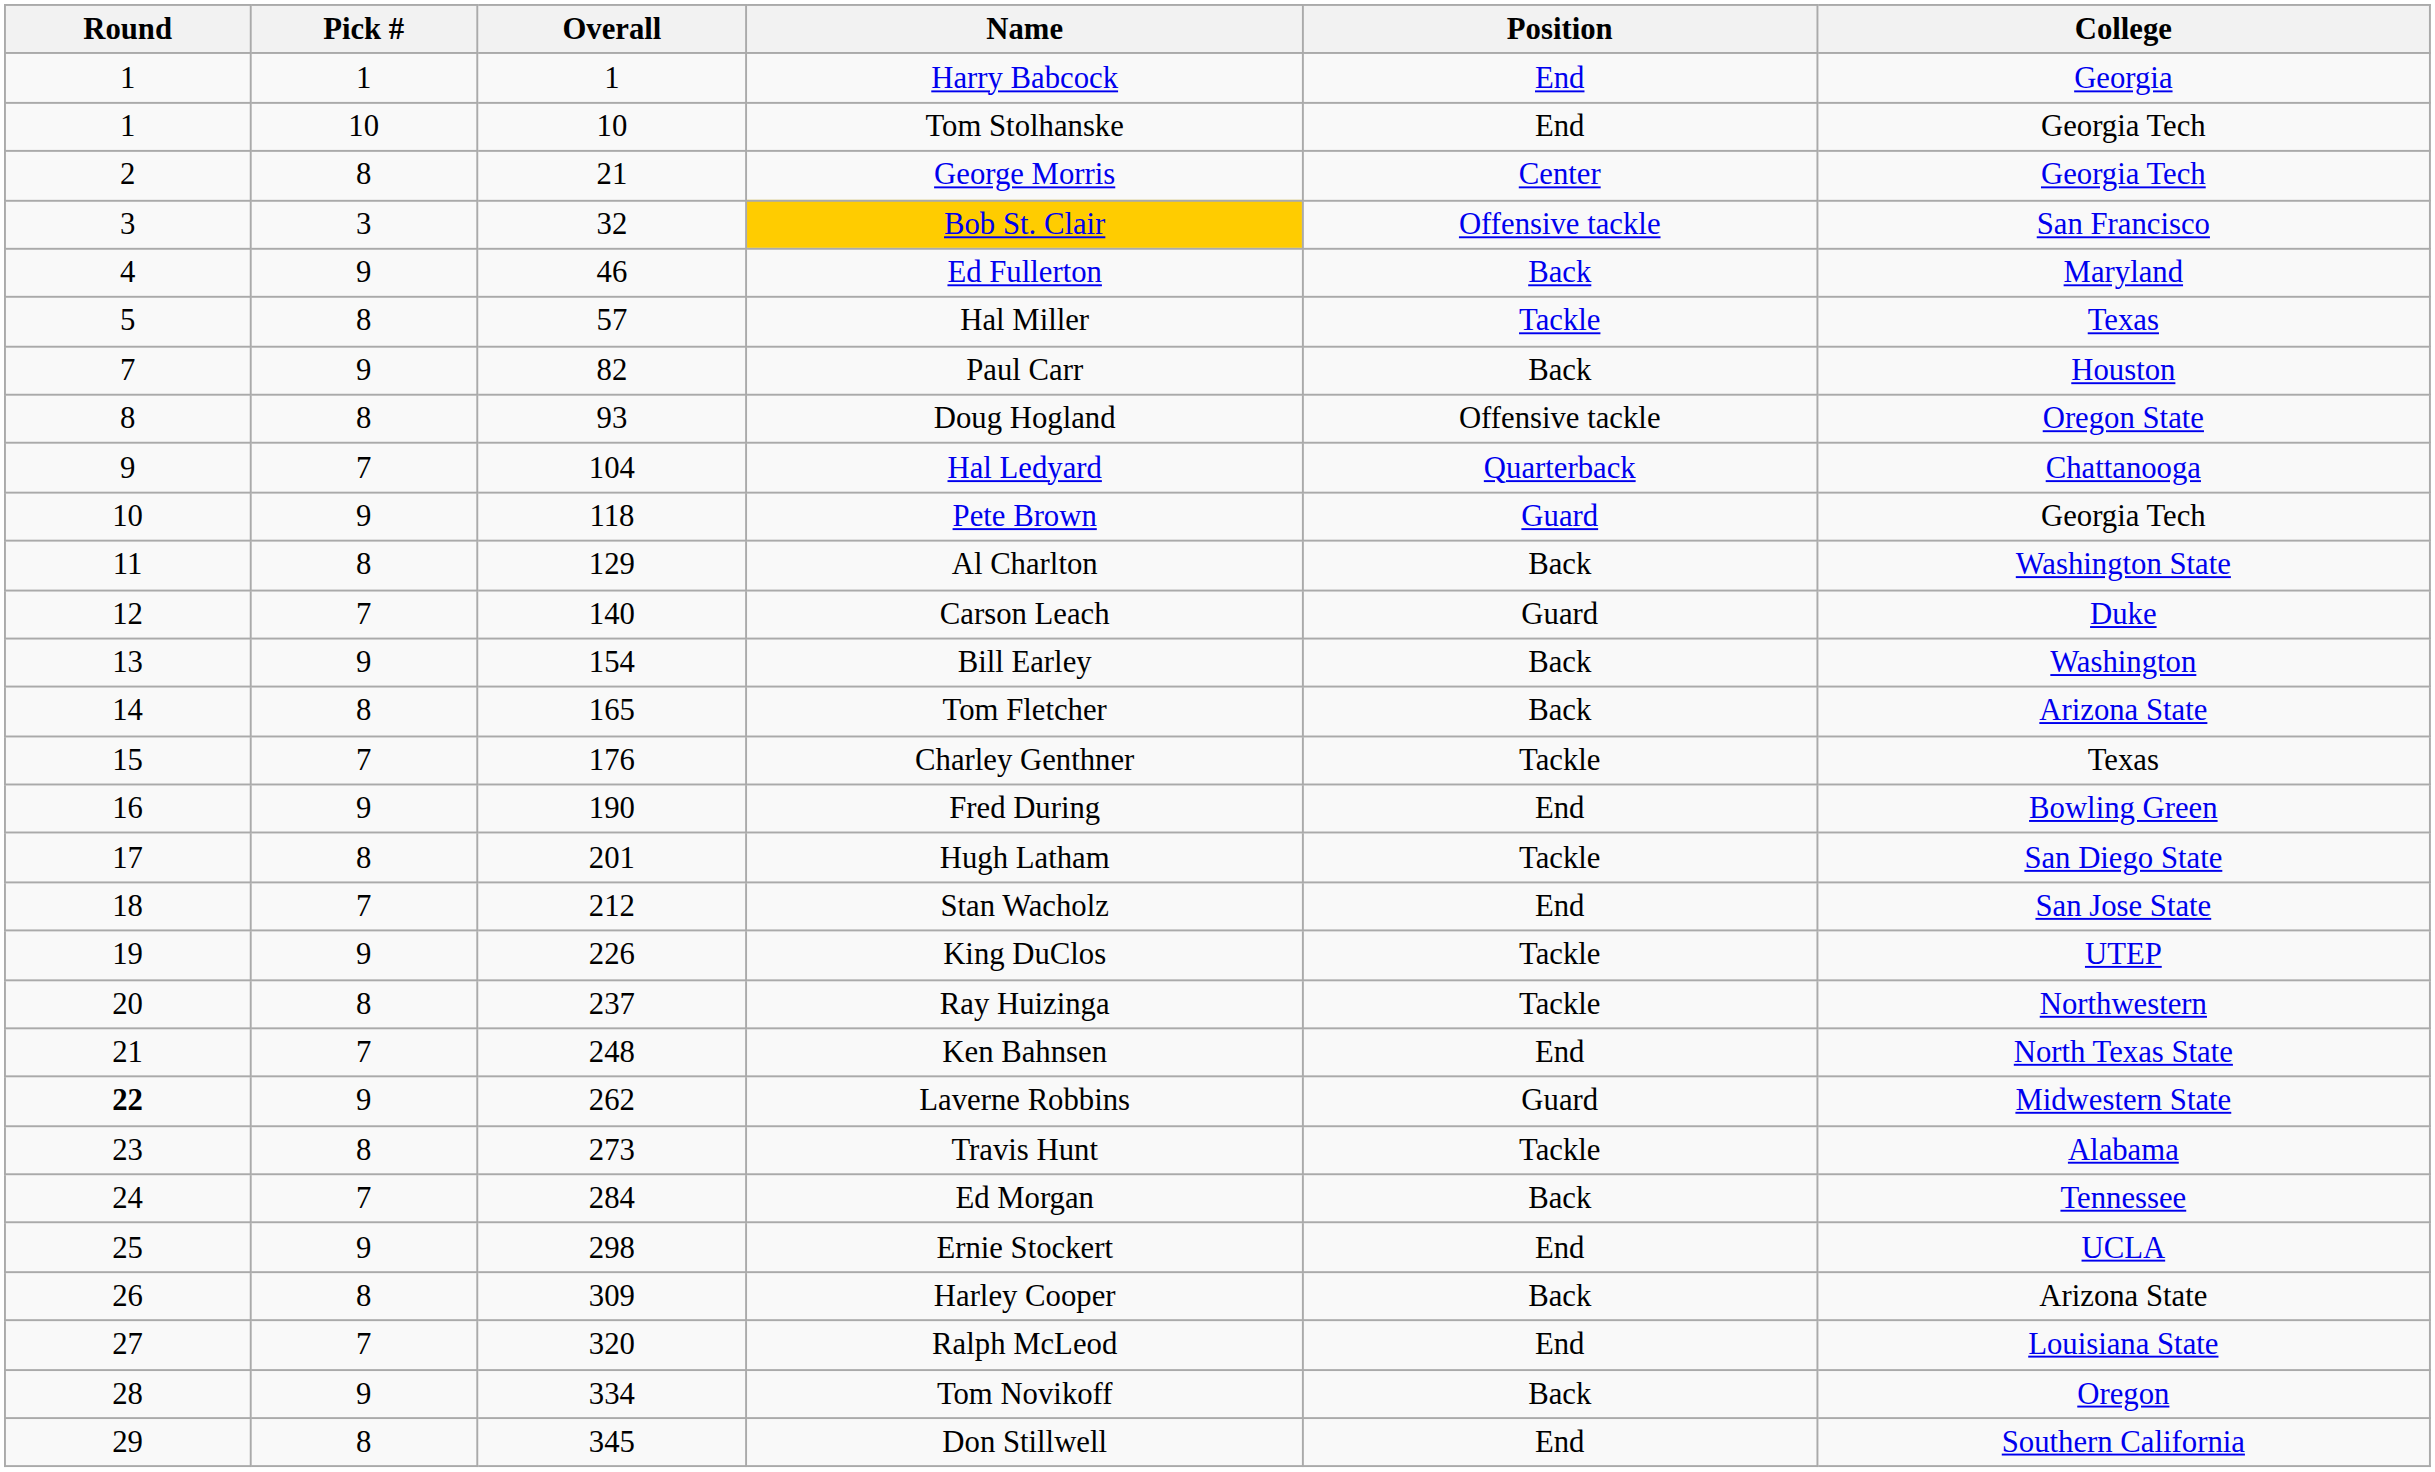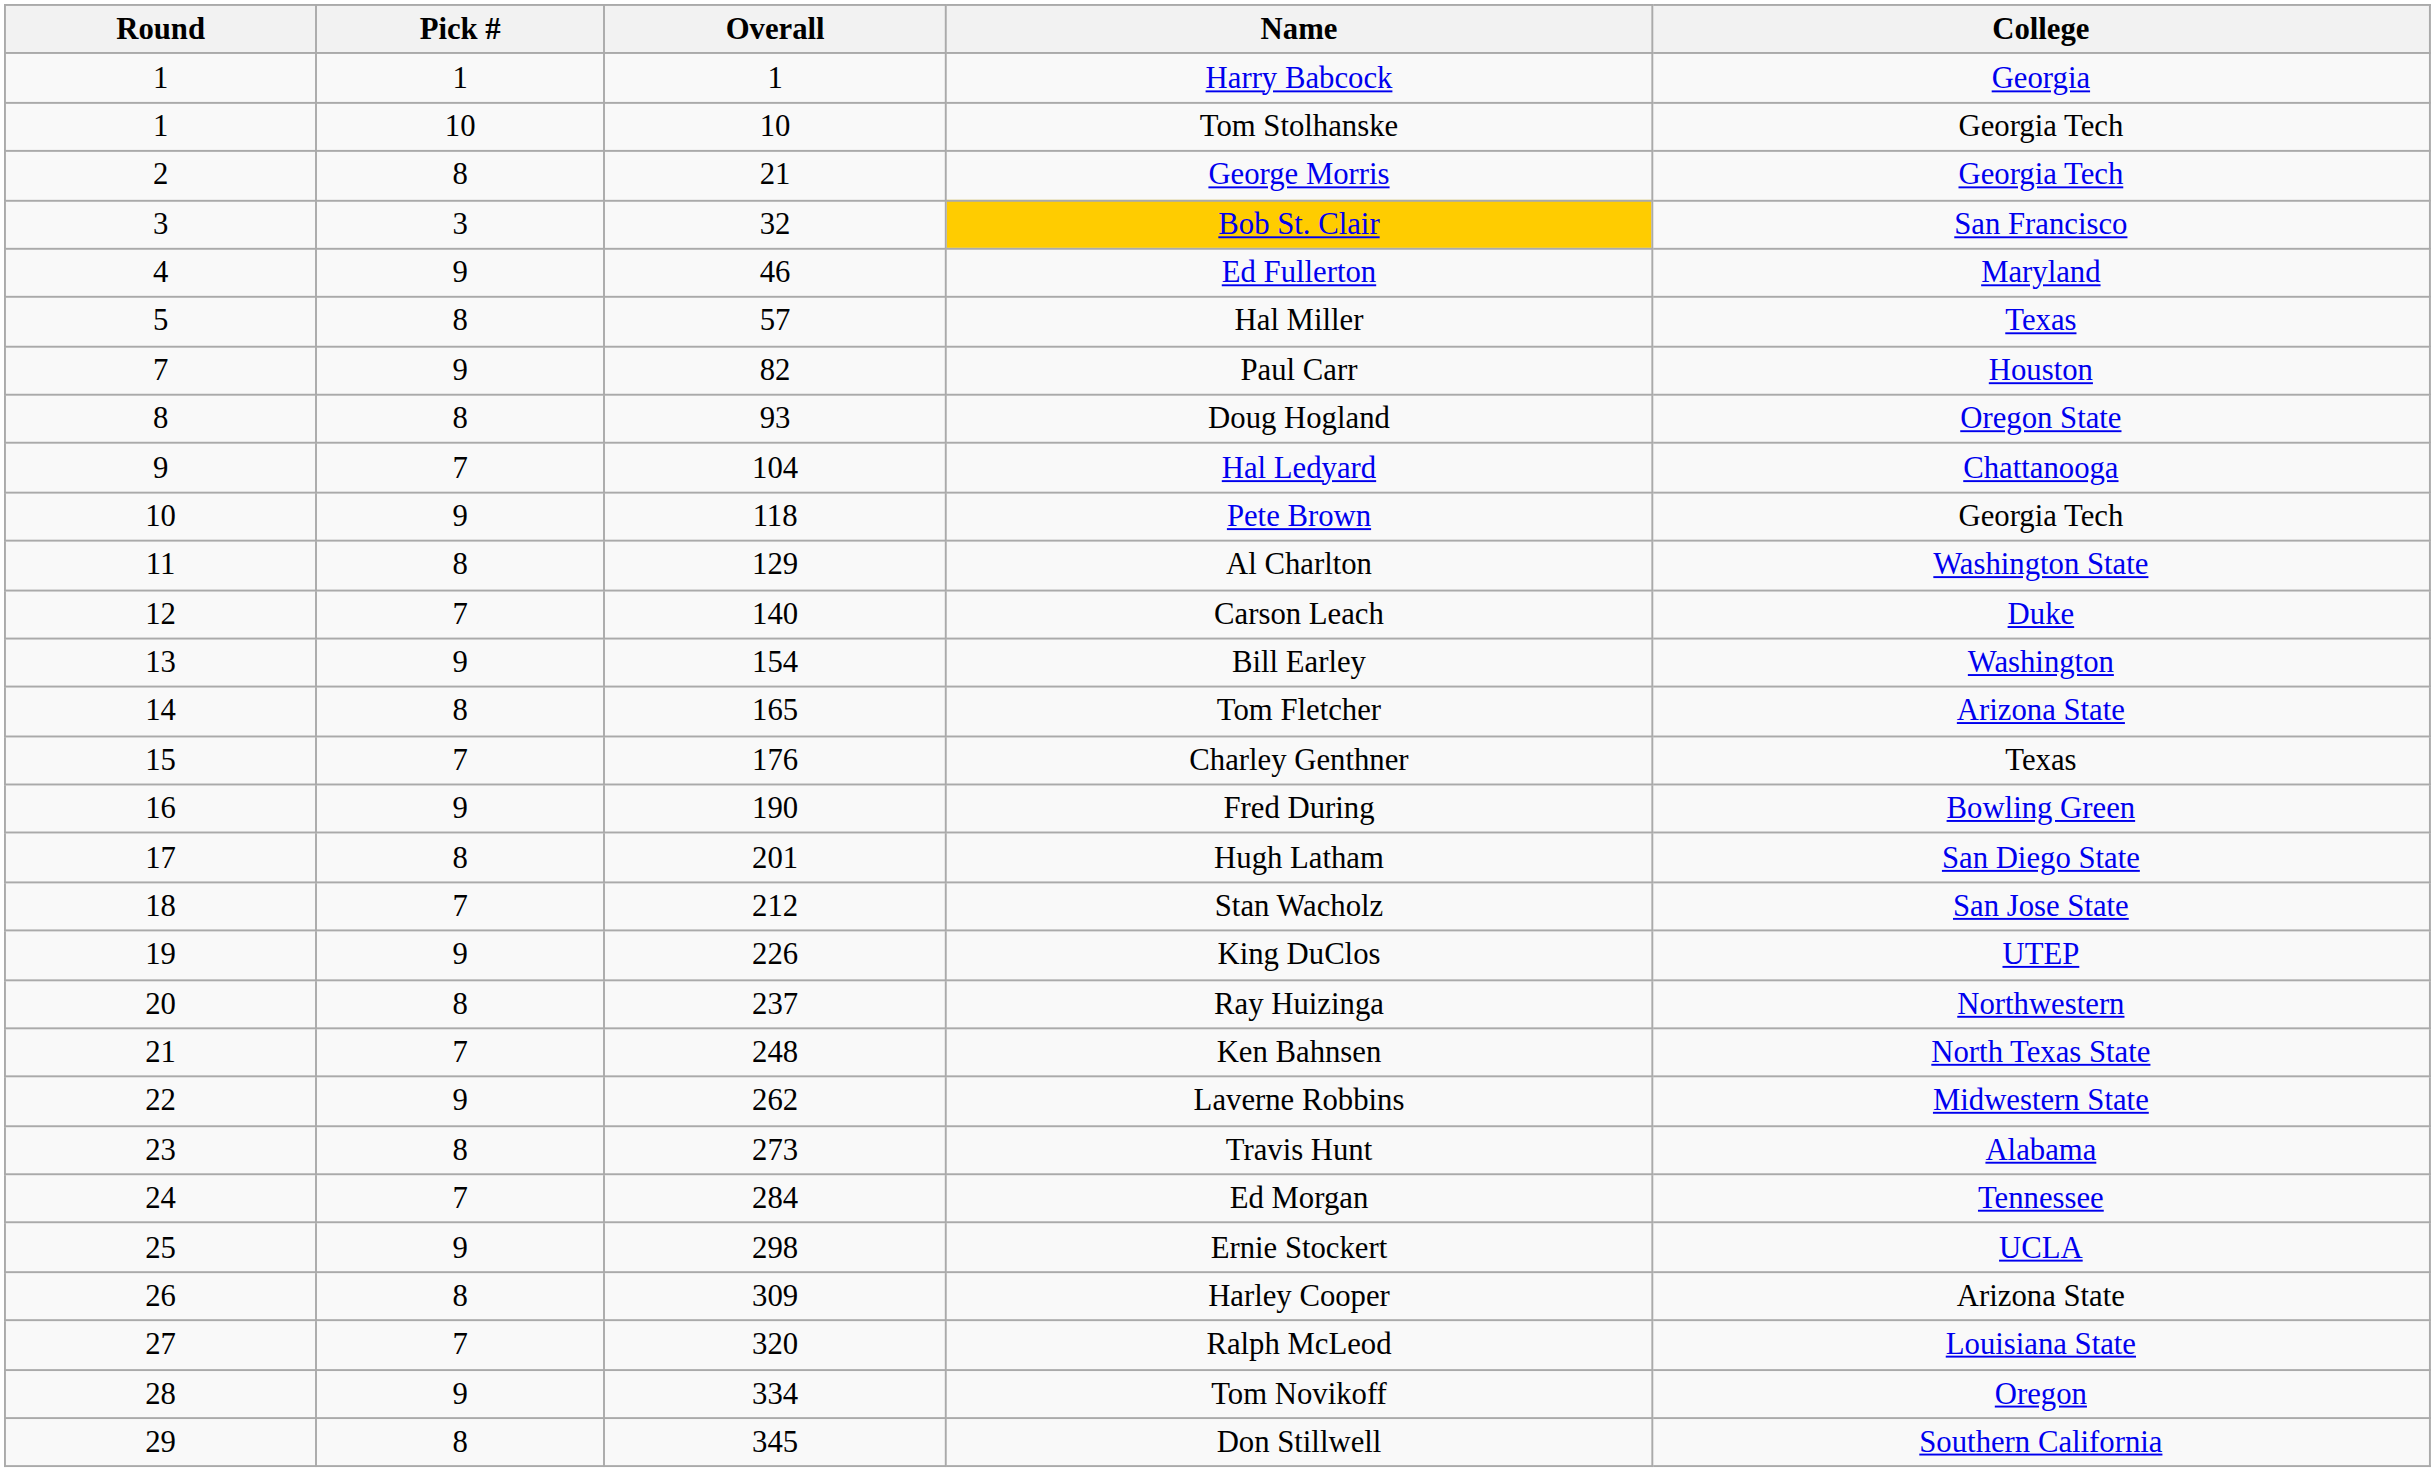- column: (1560, 28)
(128, 1100) bold -> (161, 1100) normal
